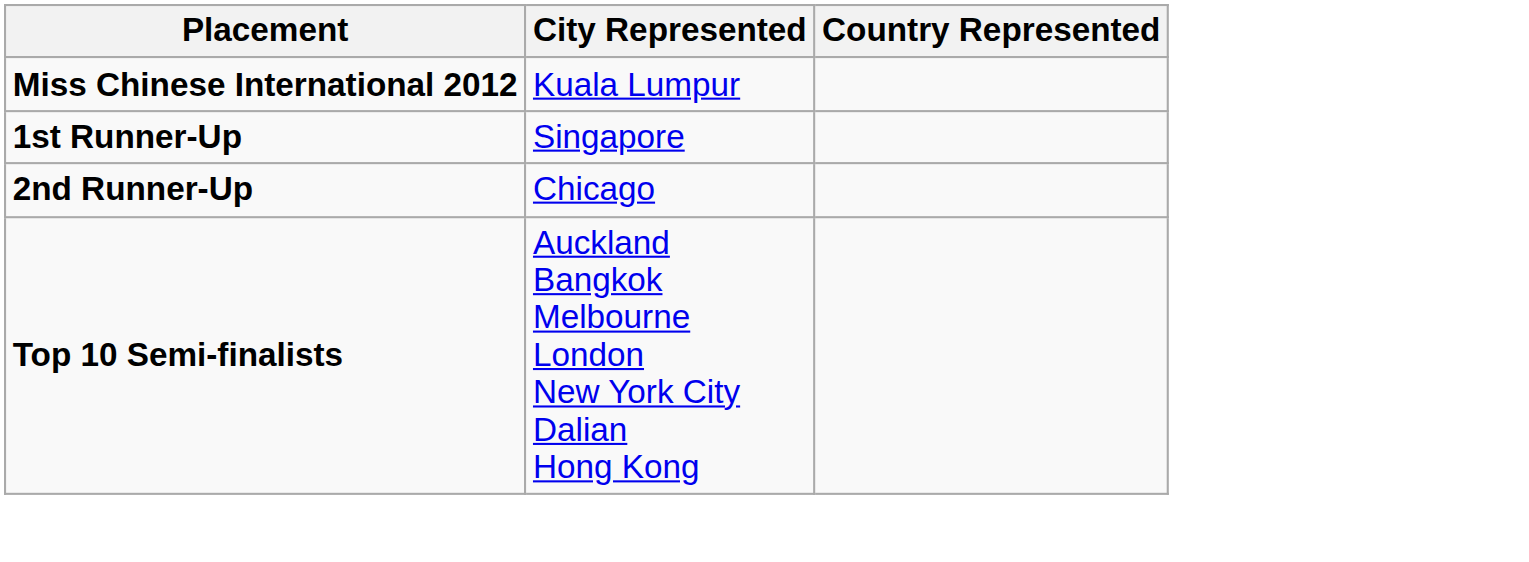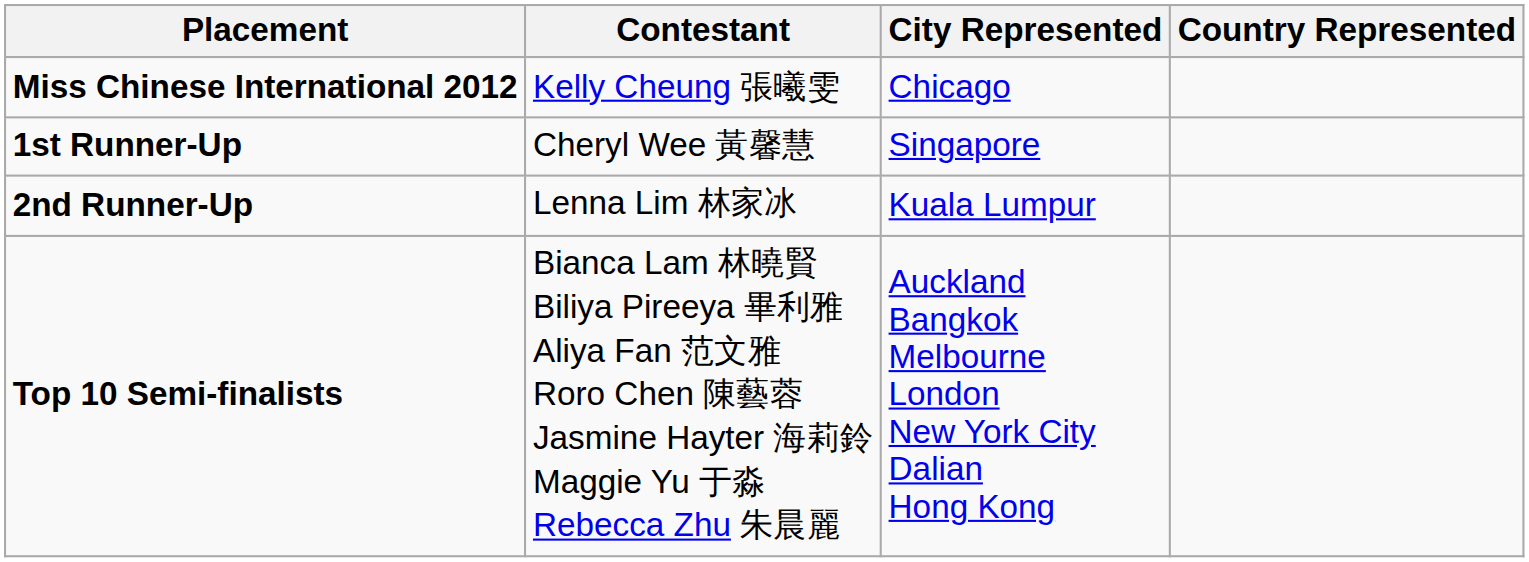+ column: (703, 30)
(637, 83) Kuala Lumpur -> (950, 86) Chicago
(594, 189) Chicago -> (992, 204) Kuala Lumpur
